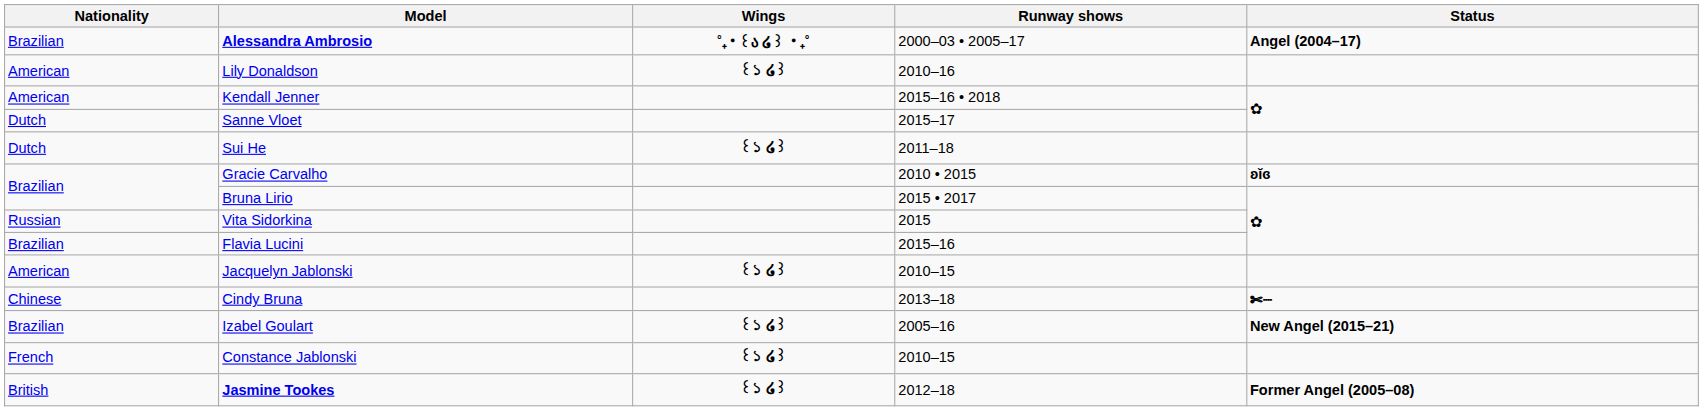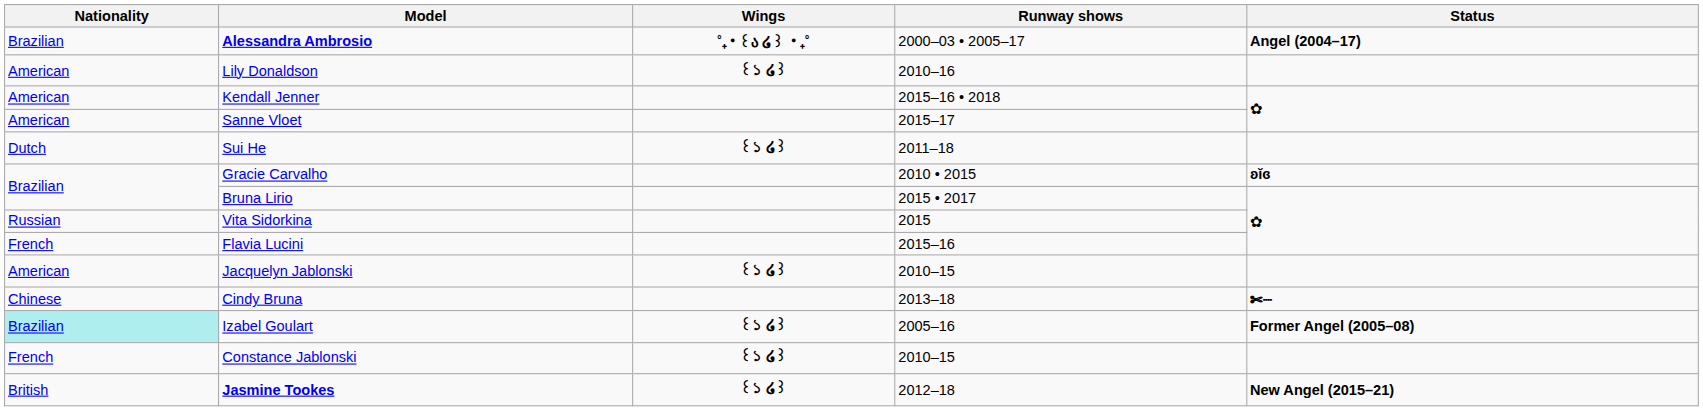(27, 120) Dutch -> (39, 120) American
(36, 243) Brazilian -> (31, 243) French
(36, 326) no background -> (36, 326) paleturquoise background
(1322, 326) New Angel (2015–21) -> (1332, 326) Former Angel (2005–08)
(1332, 389) Former Angel (2005–08) -> (1322, 389) New Angel (2015–21)
